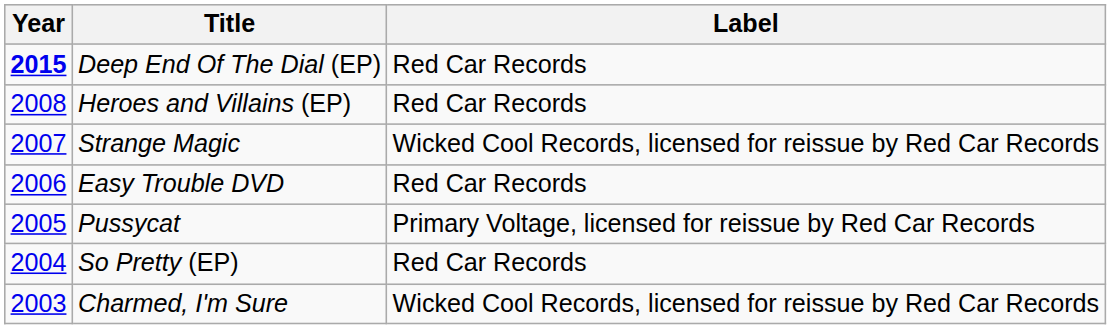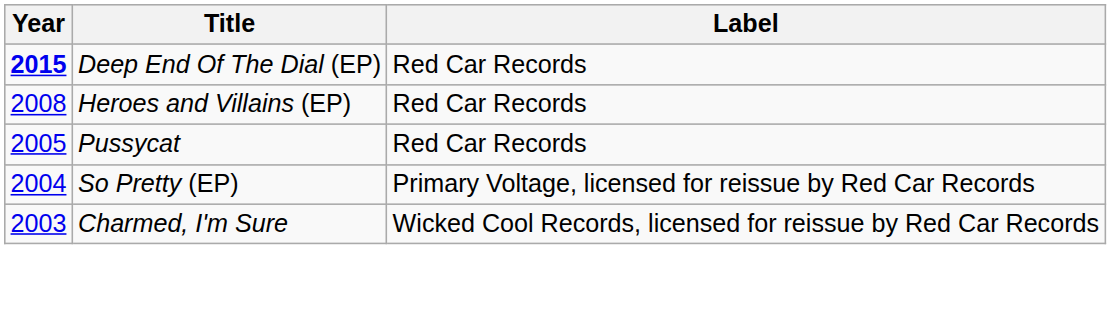- row: (159, 143)
- row: (181, 183)
(714, 223) Primary Voltage, licensed for reissue by Red Car Records -> (490, 143) Red Car Records
(490, 263) Red Car Records -> (714, 183) Primary Voltage, licensed for reissue by Red Car Records
